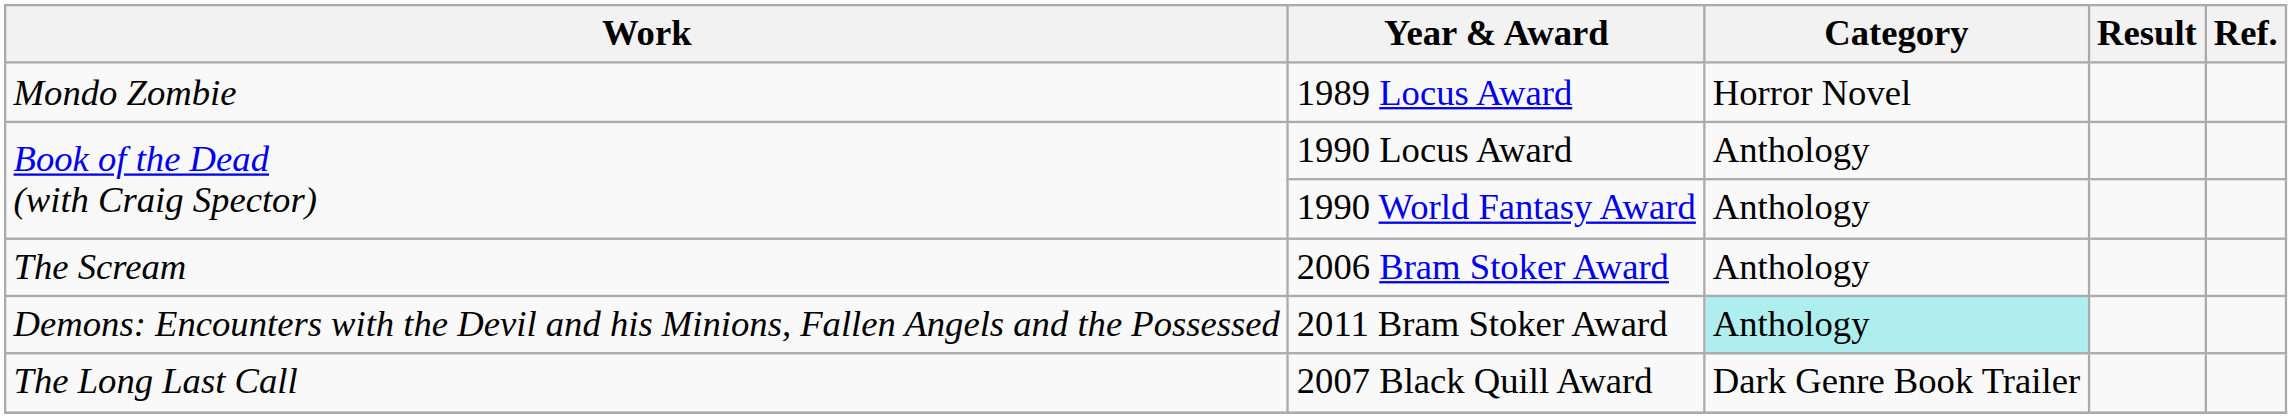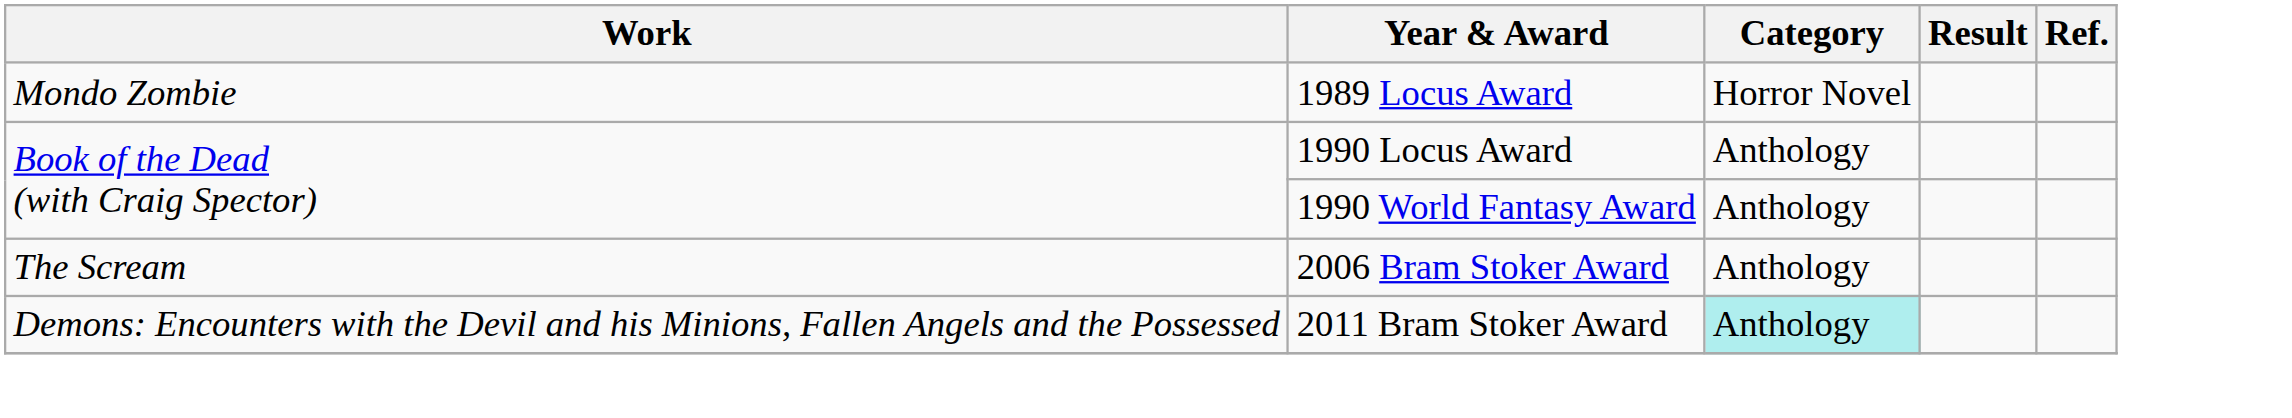- row: (1475, 382)
